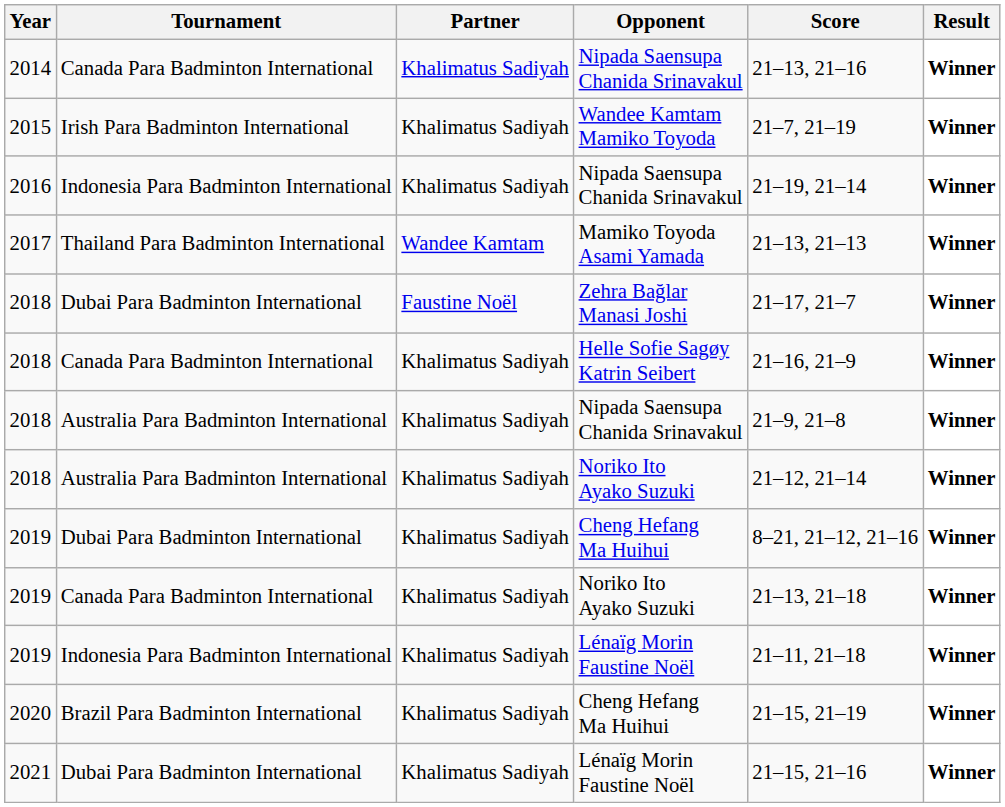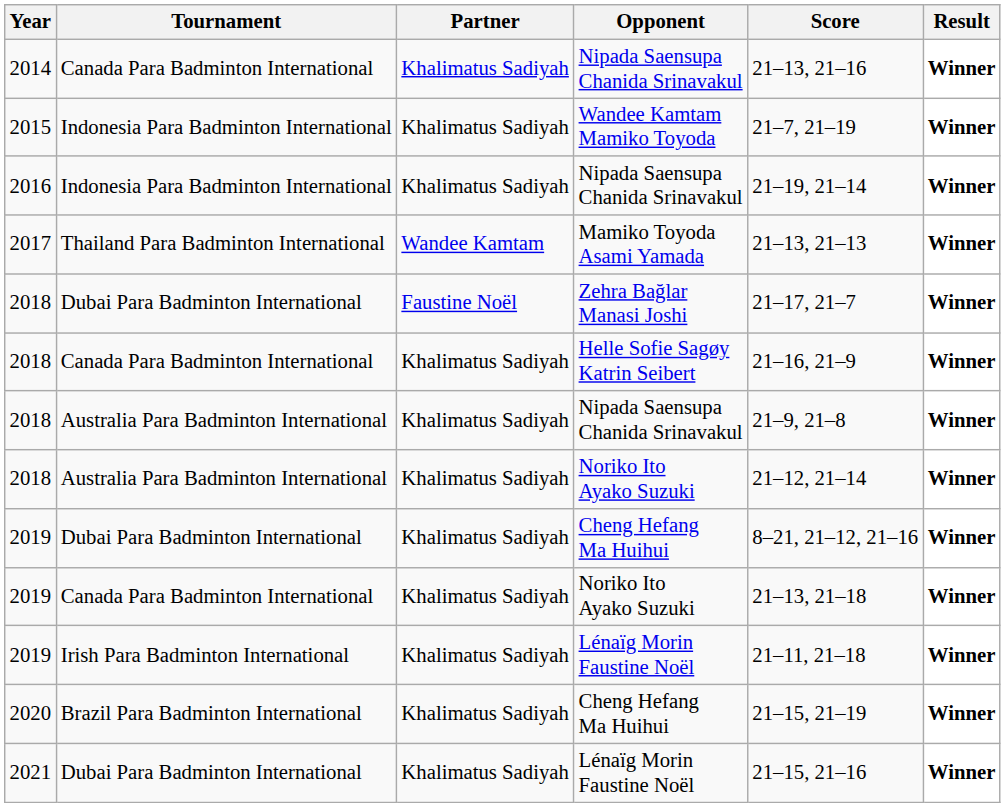(205, 127) Irish Para Badminton International -> (226, 127) Indonesia Para Badminton International
(226, 655) Indonesia Para Badminton International -> (205, 655) Irish Para Badminton International
